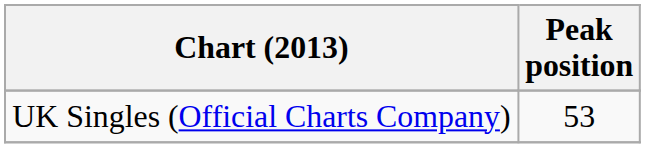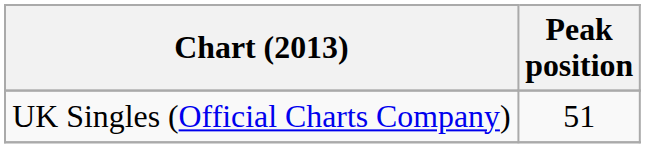(579, 116) 53 -> (579, 116) 51
